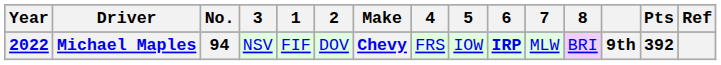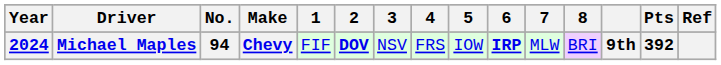columns swapped: (382, 18) <-> (258, 18)
(29, 45) 2022 -> (29, 45) 2024
(334, 45) normal -> (354, 45) bold
